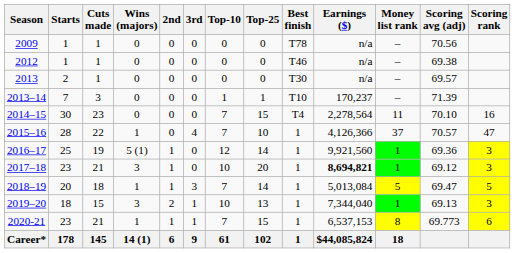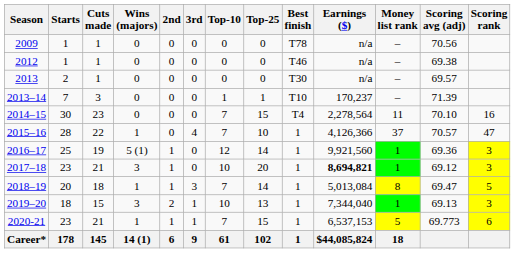(398, 185) 5 -> (398, 185) 8
(398, 221) 8 -> (398, 221) 5
